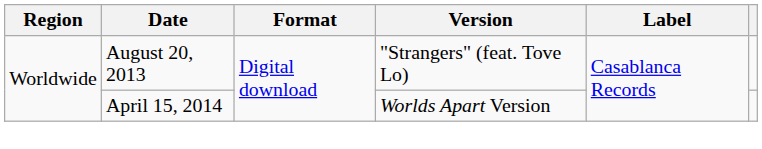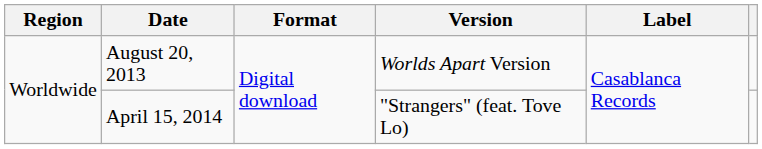(471, 62) "Strangers" (feat. Tove Lo) -> (465, 62) Worlds Apart Version
(465, 105) Worlds Apart Version -> (471, 116) "Strangers" (feat. Tove Lo)
